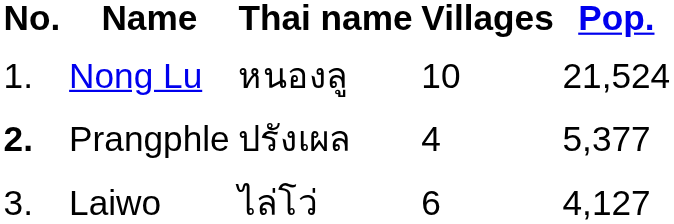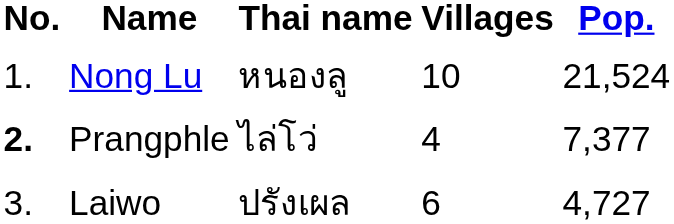(295, 139) ปรังเผล -> (278, 139) ไล่โว่
(607, 138) 5,377 -> (607, 138) 7,377
(278, 203) ไล่โว่ -> (295, 203) ปรังเผล
(607, 202) 4,127 -> (607, 202) 4,727
